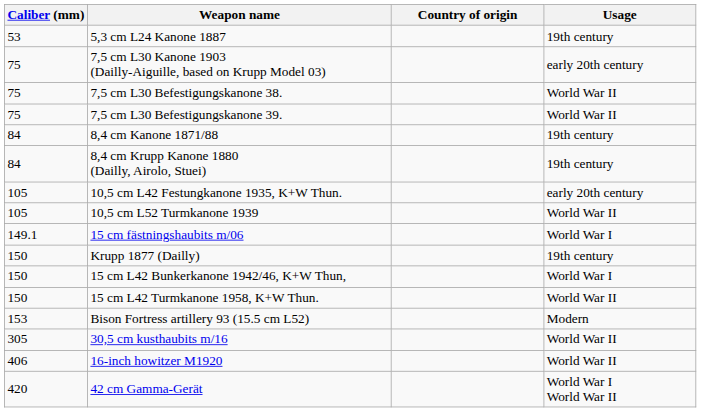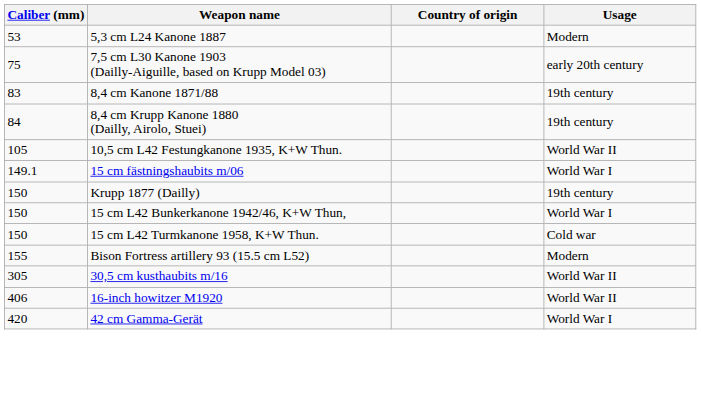(580, 36) 19th century -> (568, 36) Modern
- row: (186, 93)
- row: (186, 114)
(14, 135) 84 -> (14, 93) 83
(595, 192) early 20th century -> (582, 150) World War II
- row: (174, 213)
(582, 297) World War II -> (571, 234) Cold war
(17, 318) 153 -> (17, 255) 155
(582, 389) World War I World War II -> (579, 318) World War I
